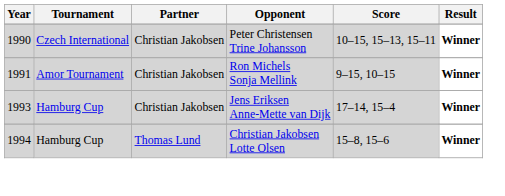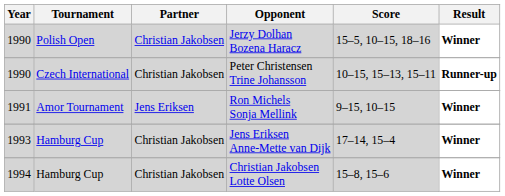+ row: (265, 41)
(461, 41) Winner -> (469, 74) Runner-up
(179, 74) Christian Jakobsen -> (164, 107) Jens Eriksen
(168, 141) Thomas Lund -> (179, 174) Christian Jakobsen
